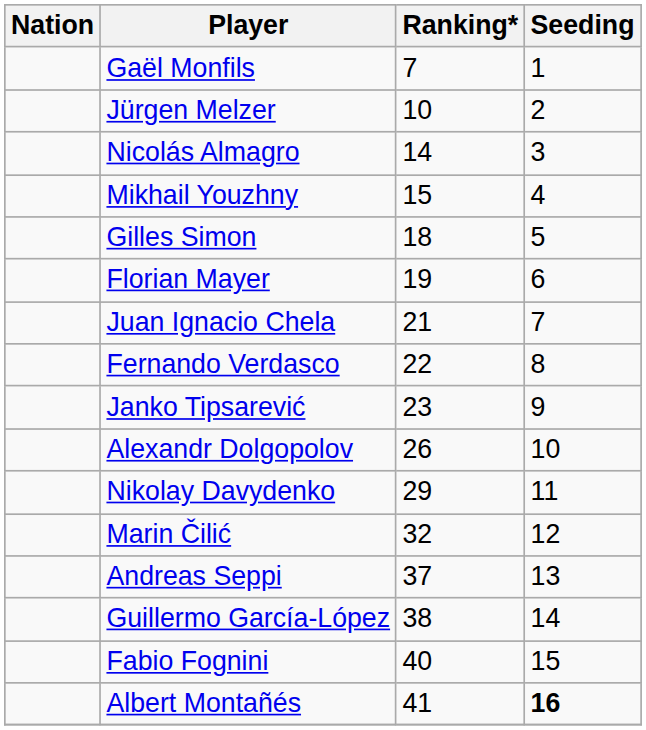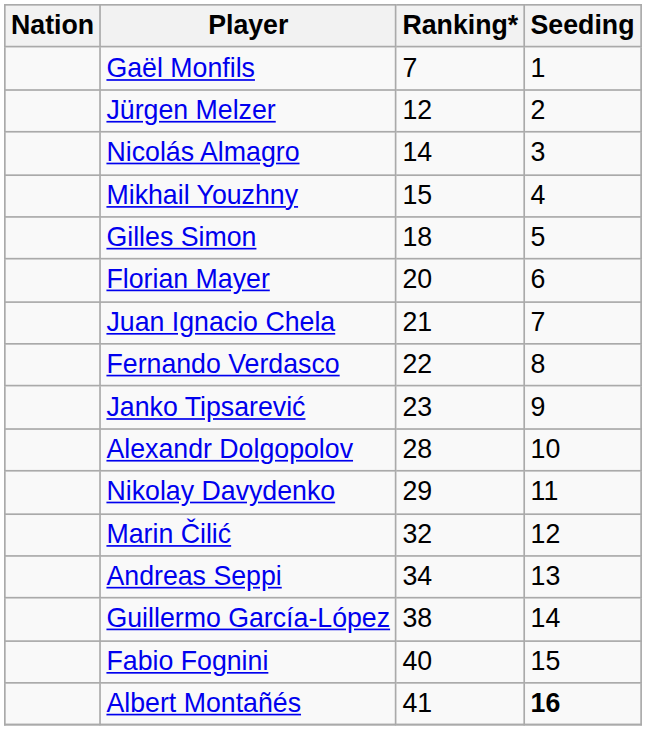(417, 110) 10 -> (417, 110) 12
(417, 279) 19 -> (417, 279) 20
(417, 449) 26 -> (417, 449) 28
(417, 576) 37 -> (417, 576) 34
